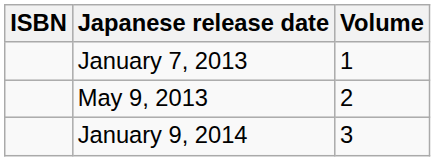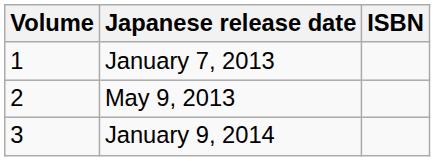columns swapped: (382, 23) <-> (38, 23)
